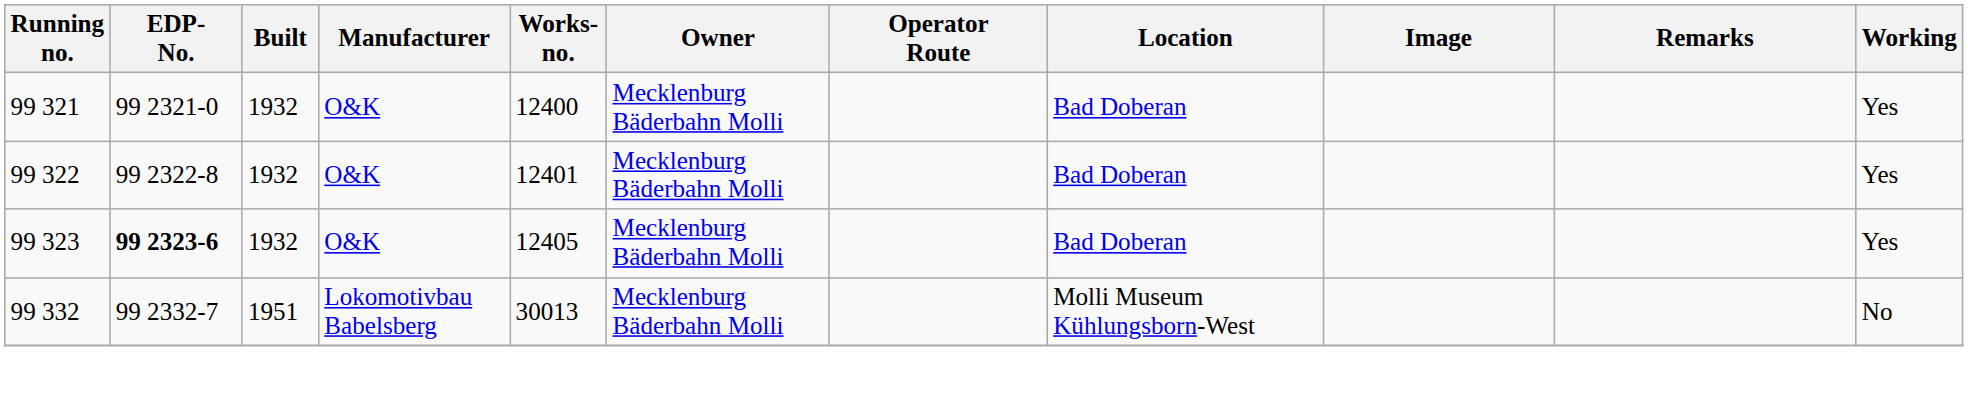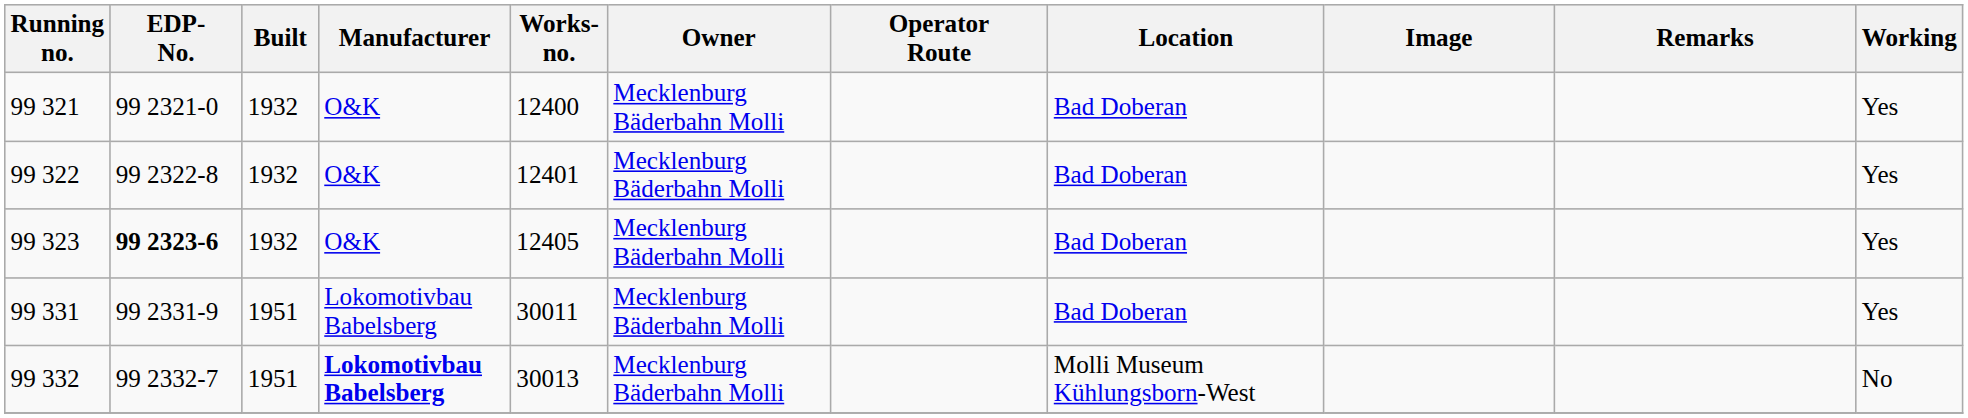+ row: (45, 310)
(398, 310) normal -> (403, 379) bold
